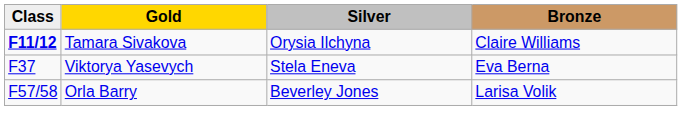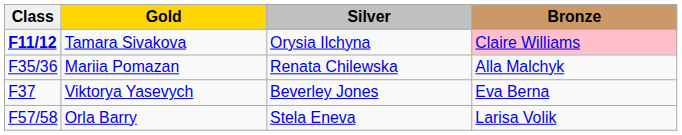(528, 42) no background -> (528, 42) pink background
+ row: (122, 67)
(313, 67) Stela Eneva -> (324, 92) Beverley Jones
(324, 92) Beverley Jones -> (313, 117) Stela Eneva
